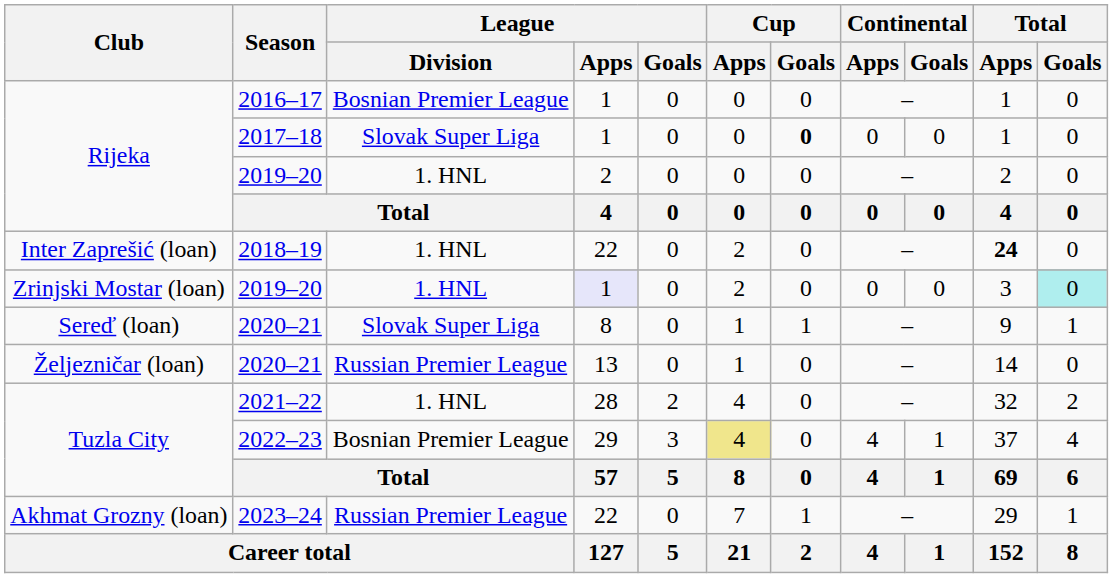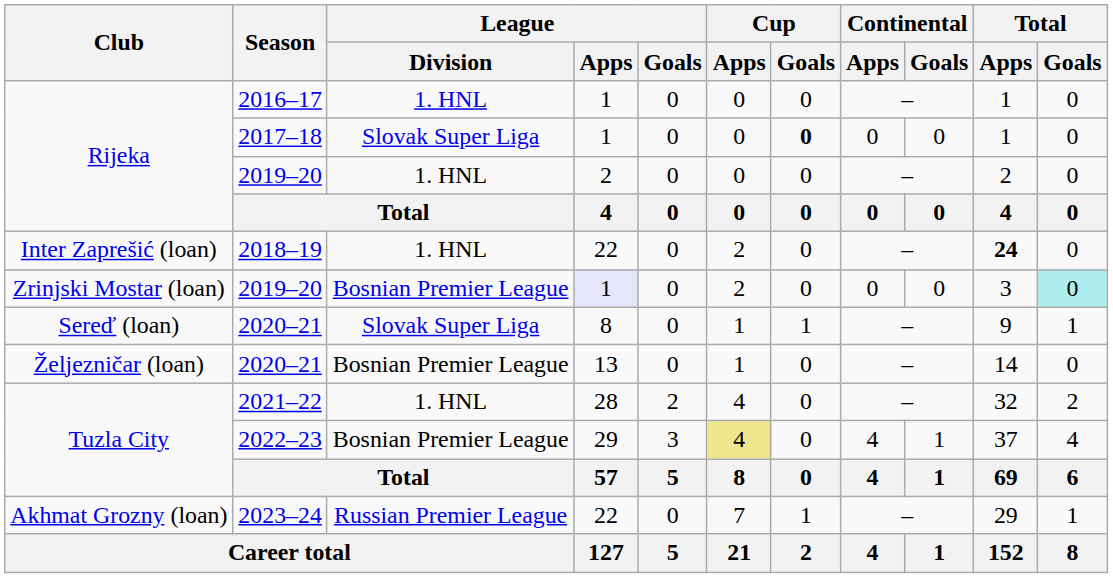(451, 99) Bosnian Premier League -> (451, 99) 1. HNL
(451, 288) 1. HNL -> (451, 288) Bosnian Premier League
(451, 363) Russian Premier League -> (451, 363) Bosnian Premier League
